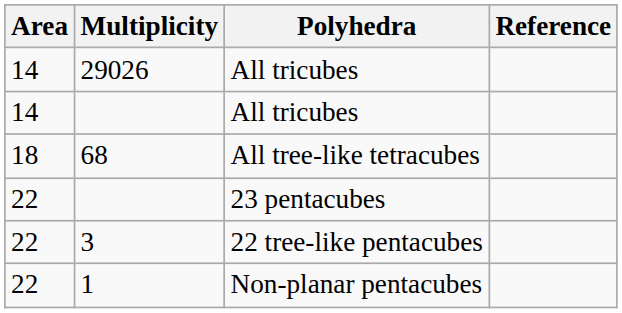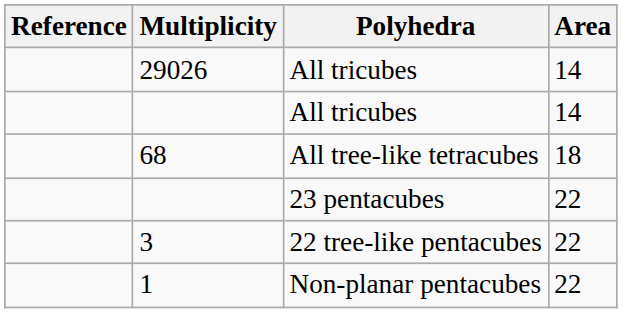columns swapped: (40, 26) <-> (553, 26)
